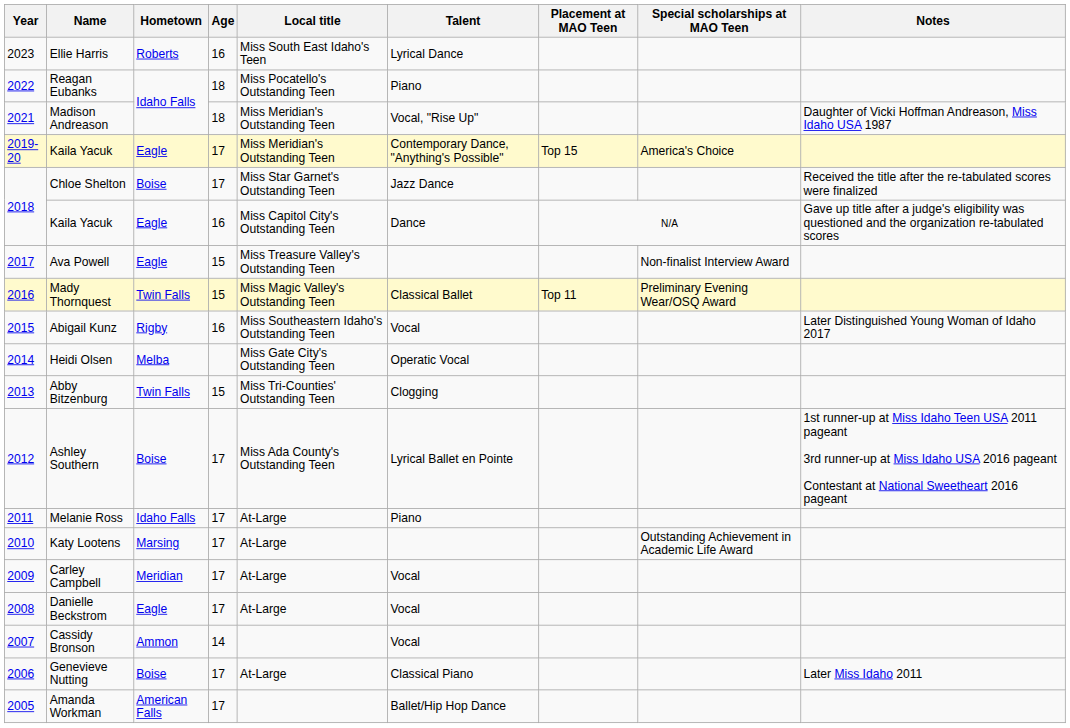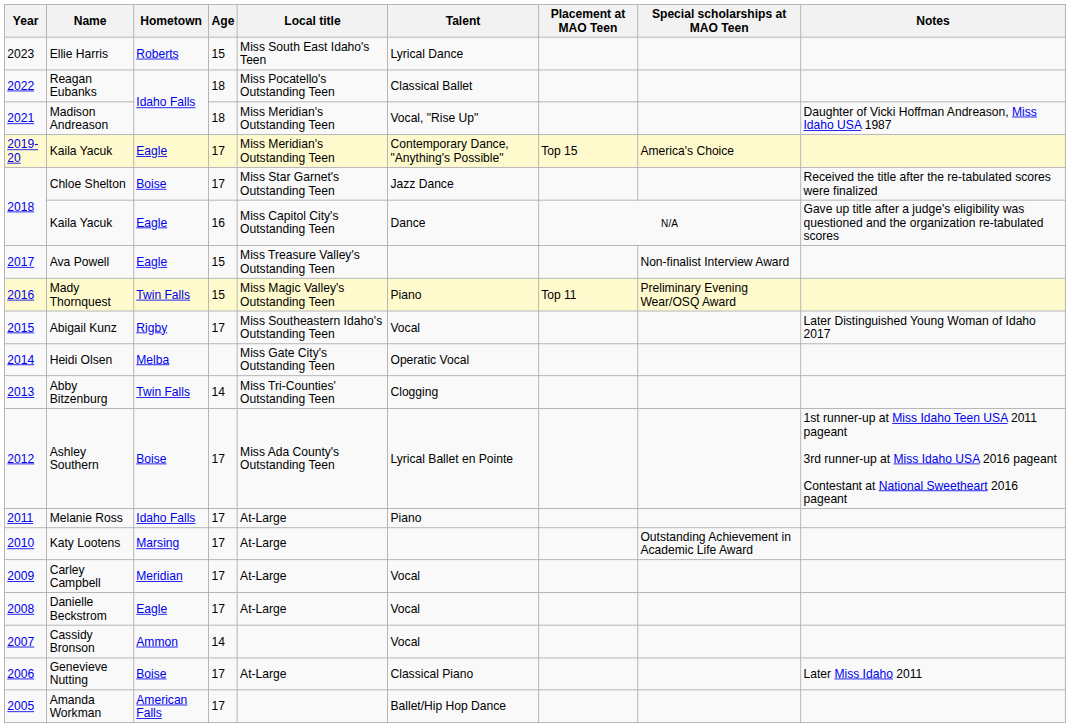(218, 54) 16 -> (218, 54) 15
(406, 86) Piano -> (431, 86) Classical Ballet
(431, 295) Classical Ballet -> (406, 295) Piano
(218, 327) 16 -> (218, 327) 17
(218, 393) 15 -> (218, 393) 14
